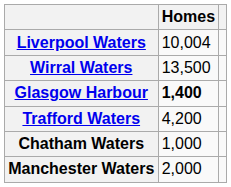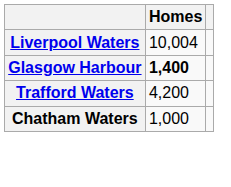- row: (81, 67)
- row: (81, 169)
